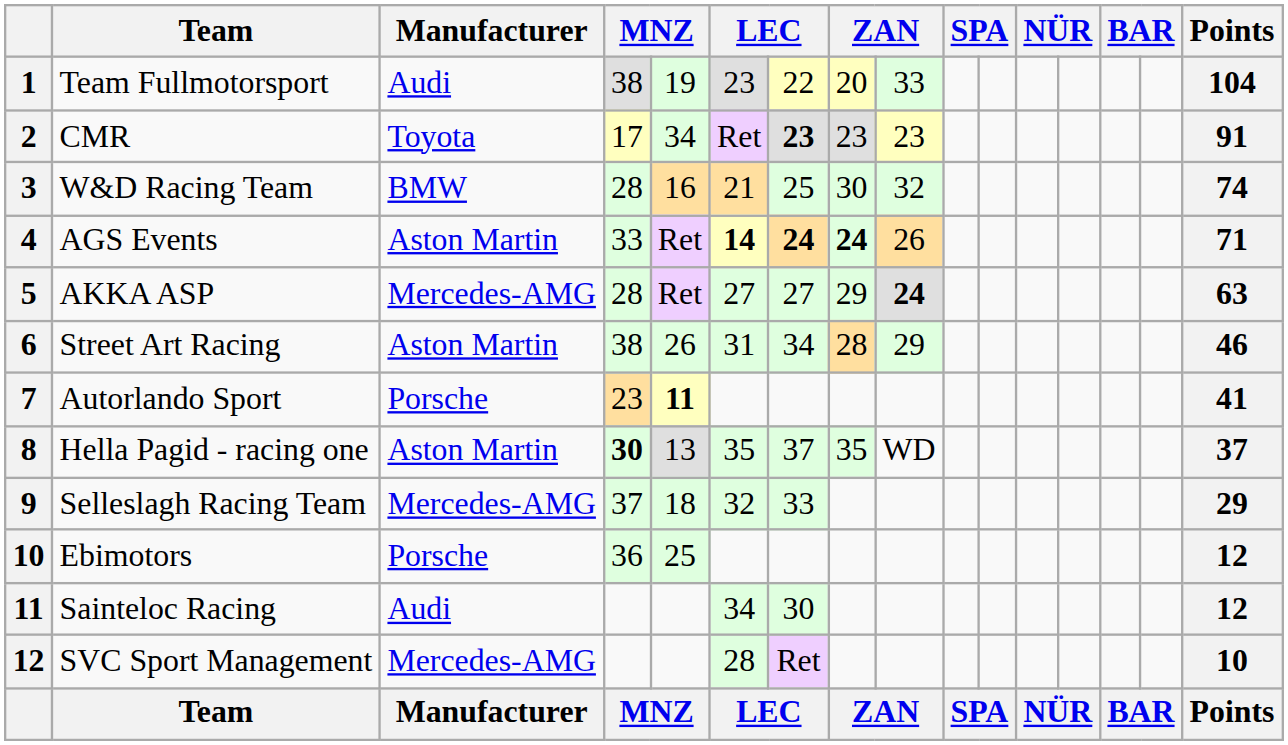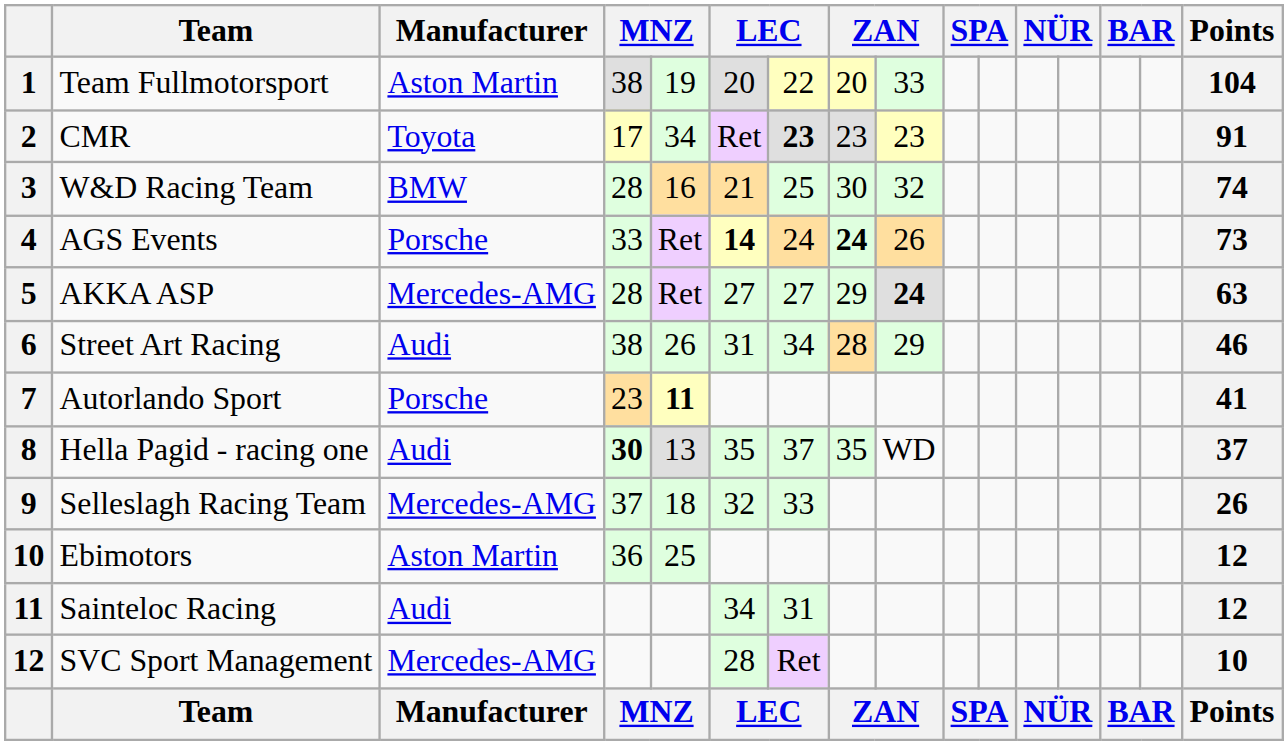(419, 82) Audi -> (473, 82) Aston Martin
(739, 82) 23 -> (739, 82) 20
(473, 240) Aston Martin -> (438, 240) Porsche
(798, 240) bold -> (798, 240) normal
(1232, 240) 71 -> (1232, 240) 73
(473, 345) Aston Martin -> (419, 345) Audi
(473, 450) Aston Martin -> (419, 450) Audi
(1232, 502) 29 -> (1232, 502) 26
(438, 555) Porsche -> (473, 555) Aston Martin
(798, 607) 30 -> (798, 607) 31
